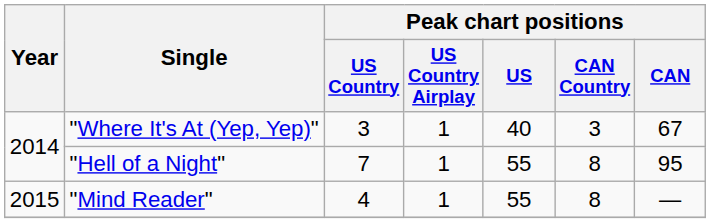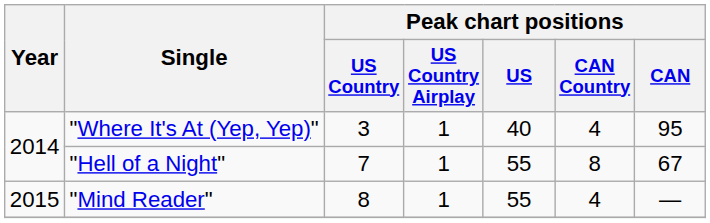(595, 128) 3 -> (595, 128) 4
(670, 128) 67 -> (670, 128) 95
(670, 164) 95 -> (670, 164) 67
(364, 199) 4 -> (364, 199) 8
(595, 199) 8 -> (595, 199) 4
